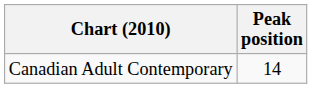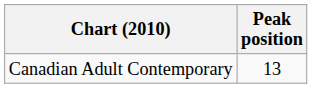(272, 68) 14 -> (272, 68) 13
